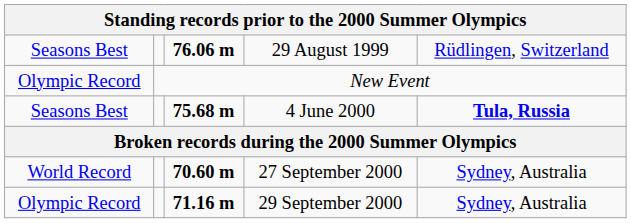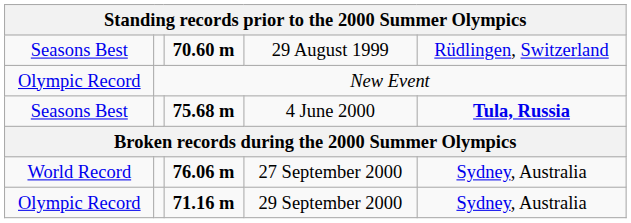(204, 49) 76.06 m -> (204, 49) 70.60 m
(204, 171) 70.60 m -> (204, 171) 76.06 m
